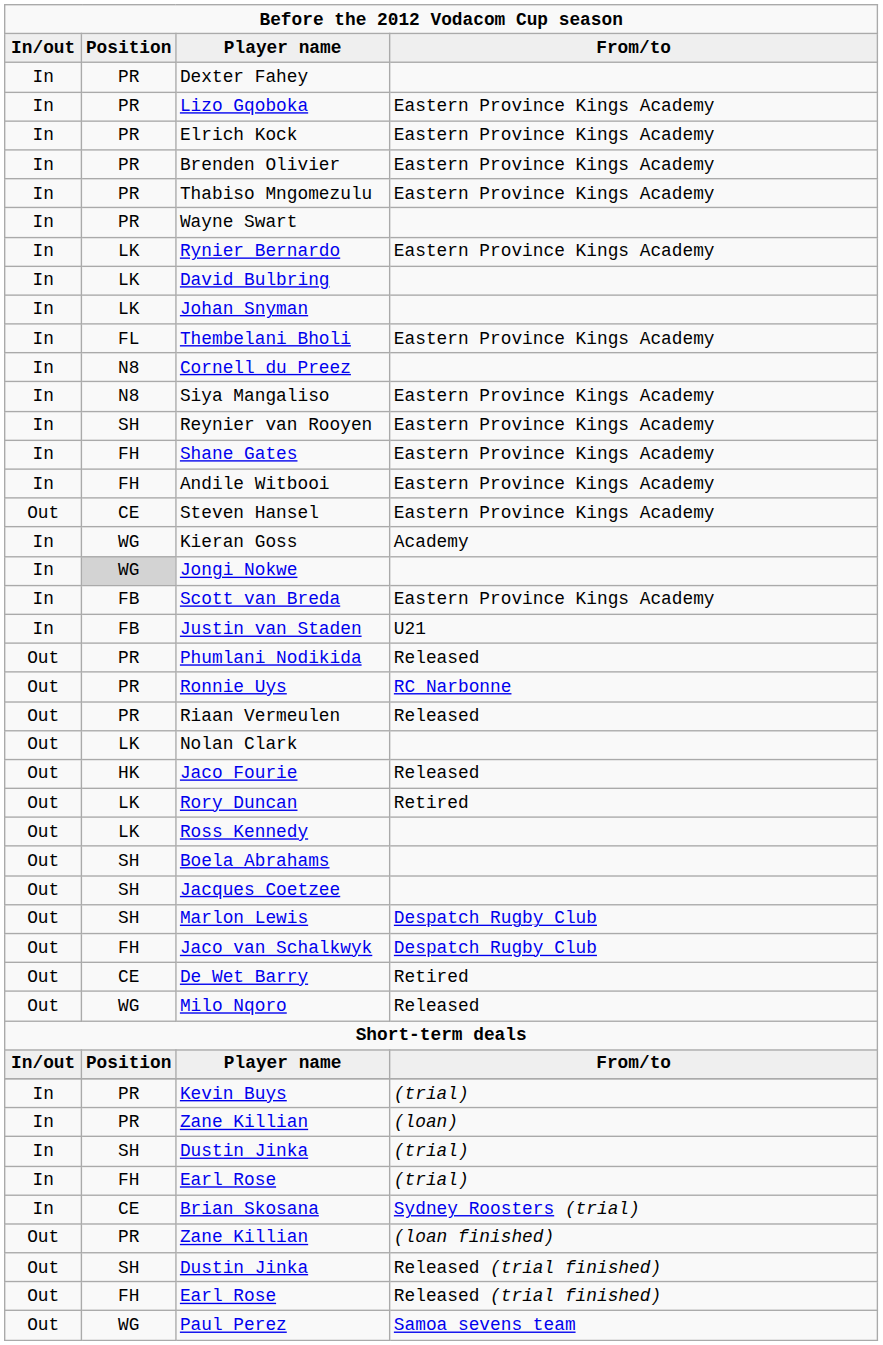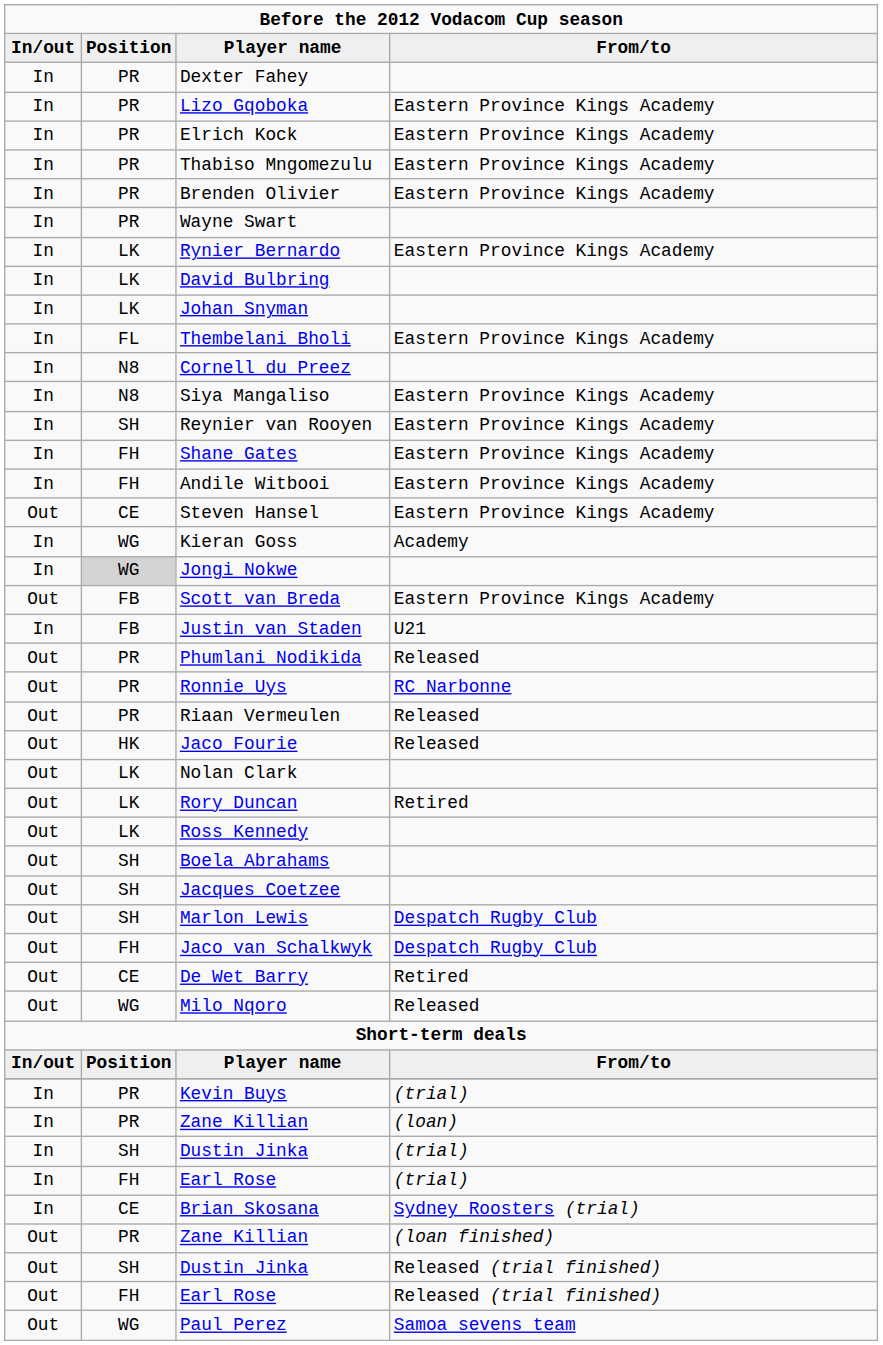rows swapped: (276, 193) <-> (260, 164)
(43, 600) In -> (43, 600) Out
rows swapped: (239, 774) <-> (239, 745)
